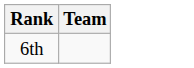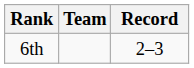+ column: (150, 19)
